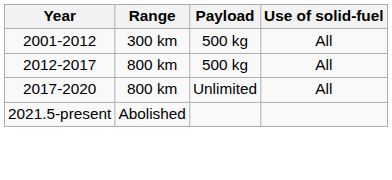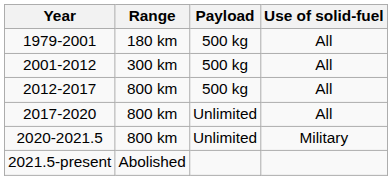+ row: (60, 41)
+ row: (60, 138)
